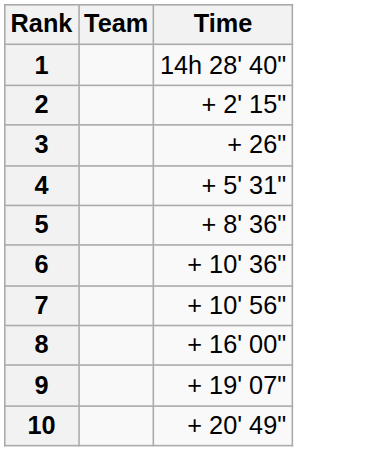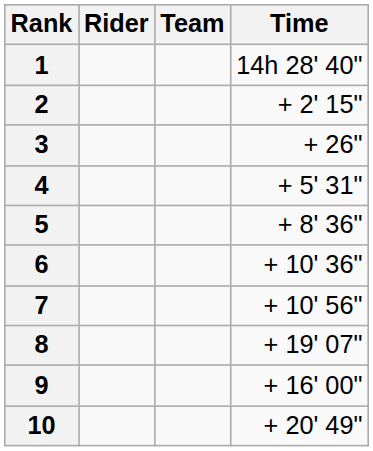+ column: (116, 24)
(237, 345) + 16' 00" -> (313, 345) + 19' 07"
(237, 385) + 19' 07" -> (313, 385) + 16' 00"
